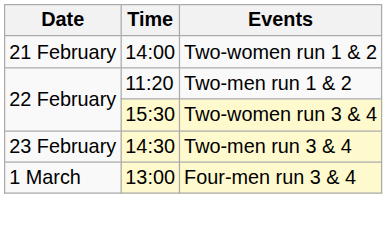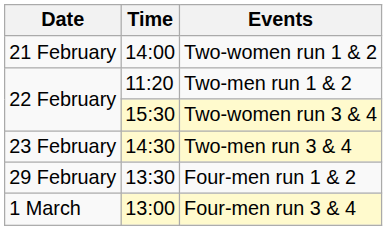+ row: (270, 177)
